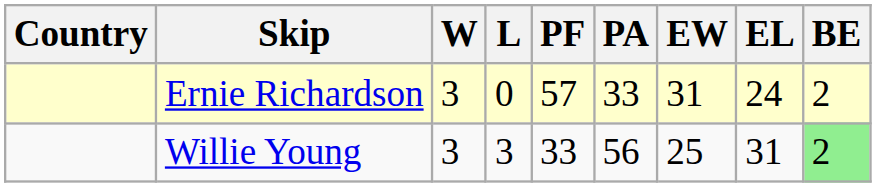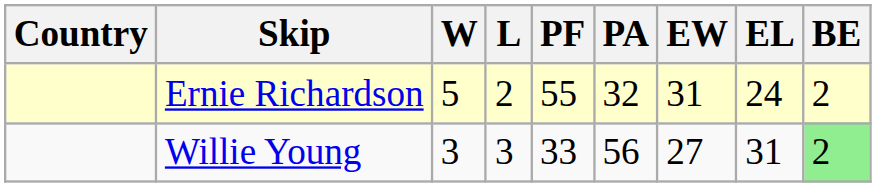(450, 92) 3 -> (450, 92) 5
(504, 92) 0 -> (504, 92) 2
(558, 92) 57 -> (558, 92) 55
(621, 92) 33 -> (621, 92) 32
(685, 151) 25 -> (685, 151) 27
